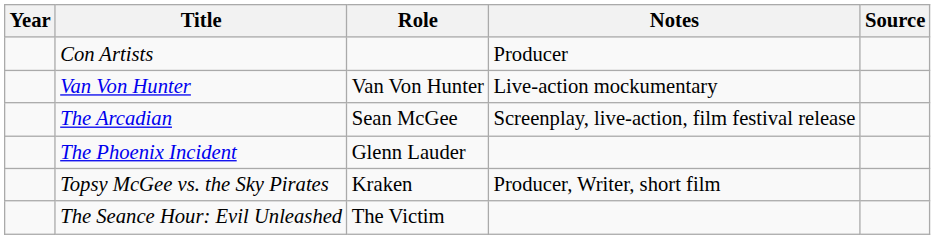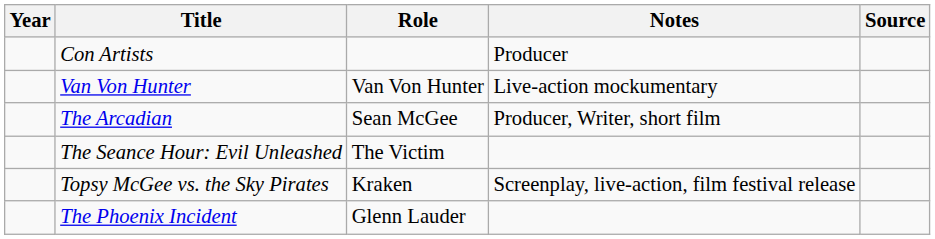(674, 119) Screenplay, live-action, film festival release -> (607, 119) Producer, Writer, short film
rows swapped: (201, 217) <-> (148, 151)
(607, 184) Producer, Writer, short film -> (674, 184) Screenplay, live-action, film festival release
